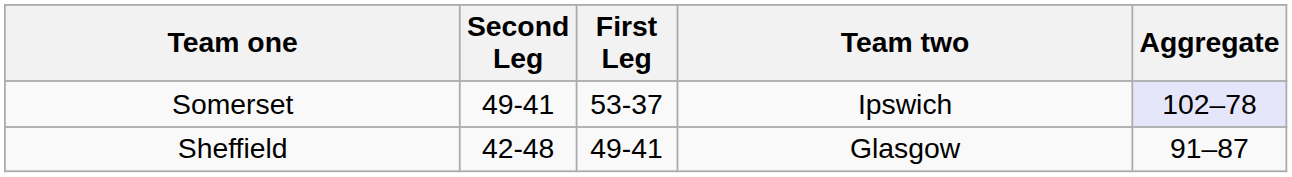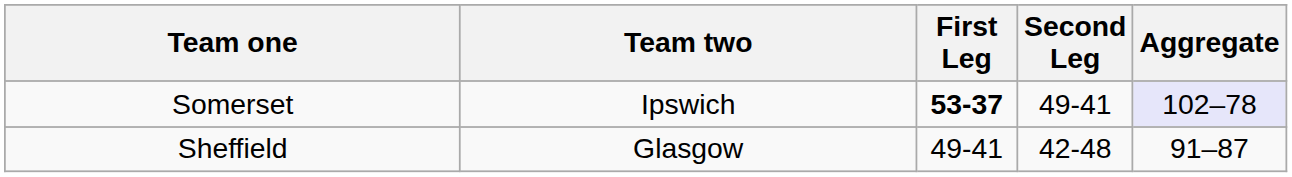columns swapped: (905, 42) <-> (518, 42)
(627, 103) normal -> (967, 103) bold
